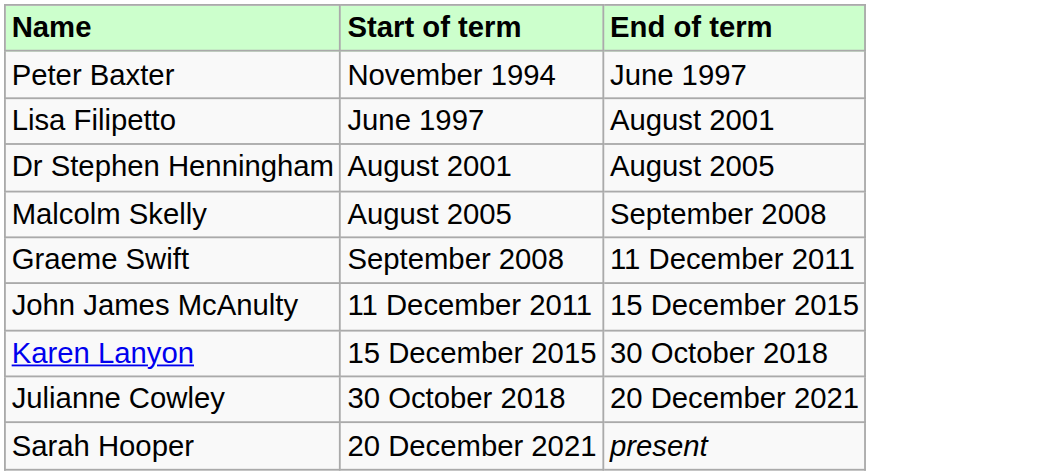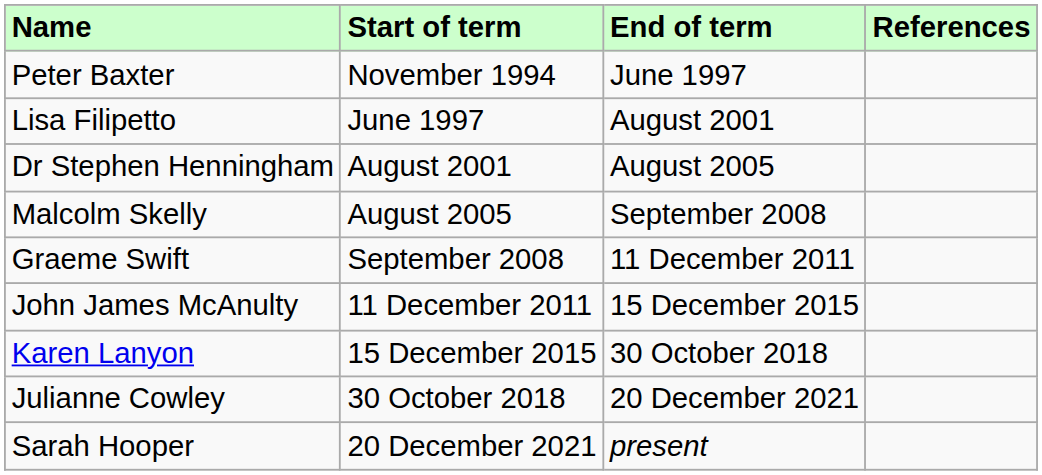+ column: (951, 27)
